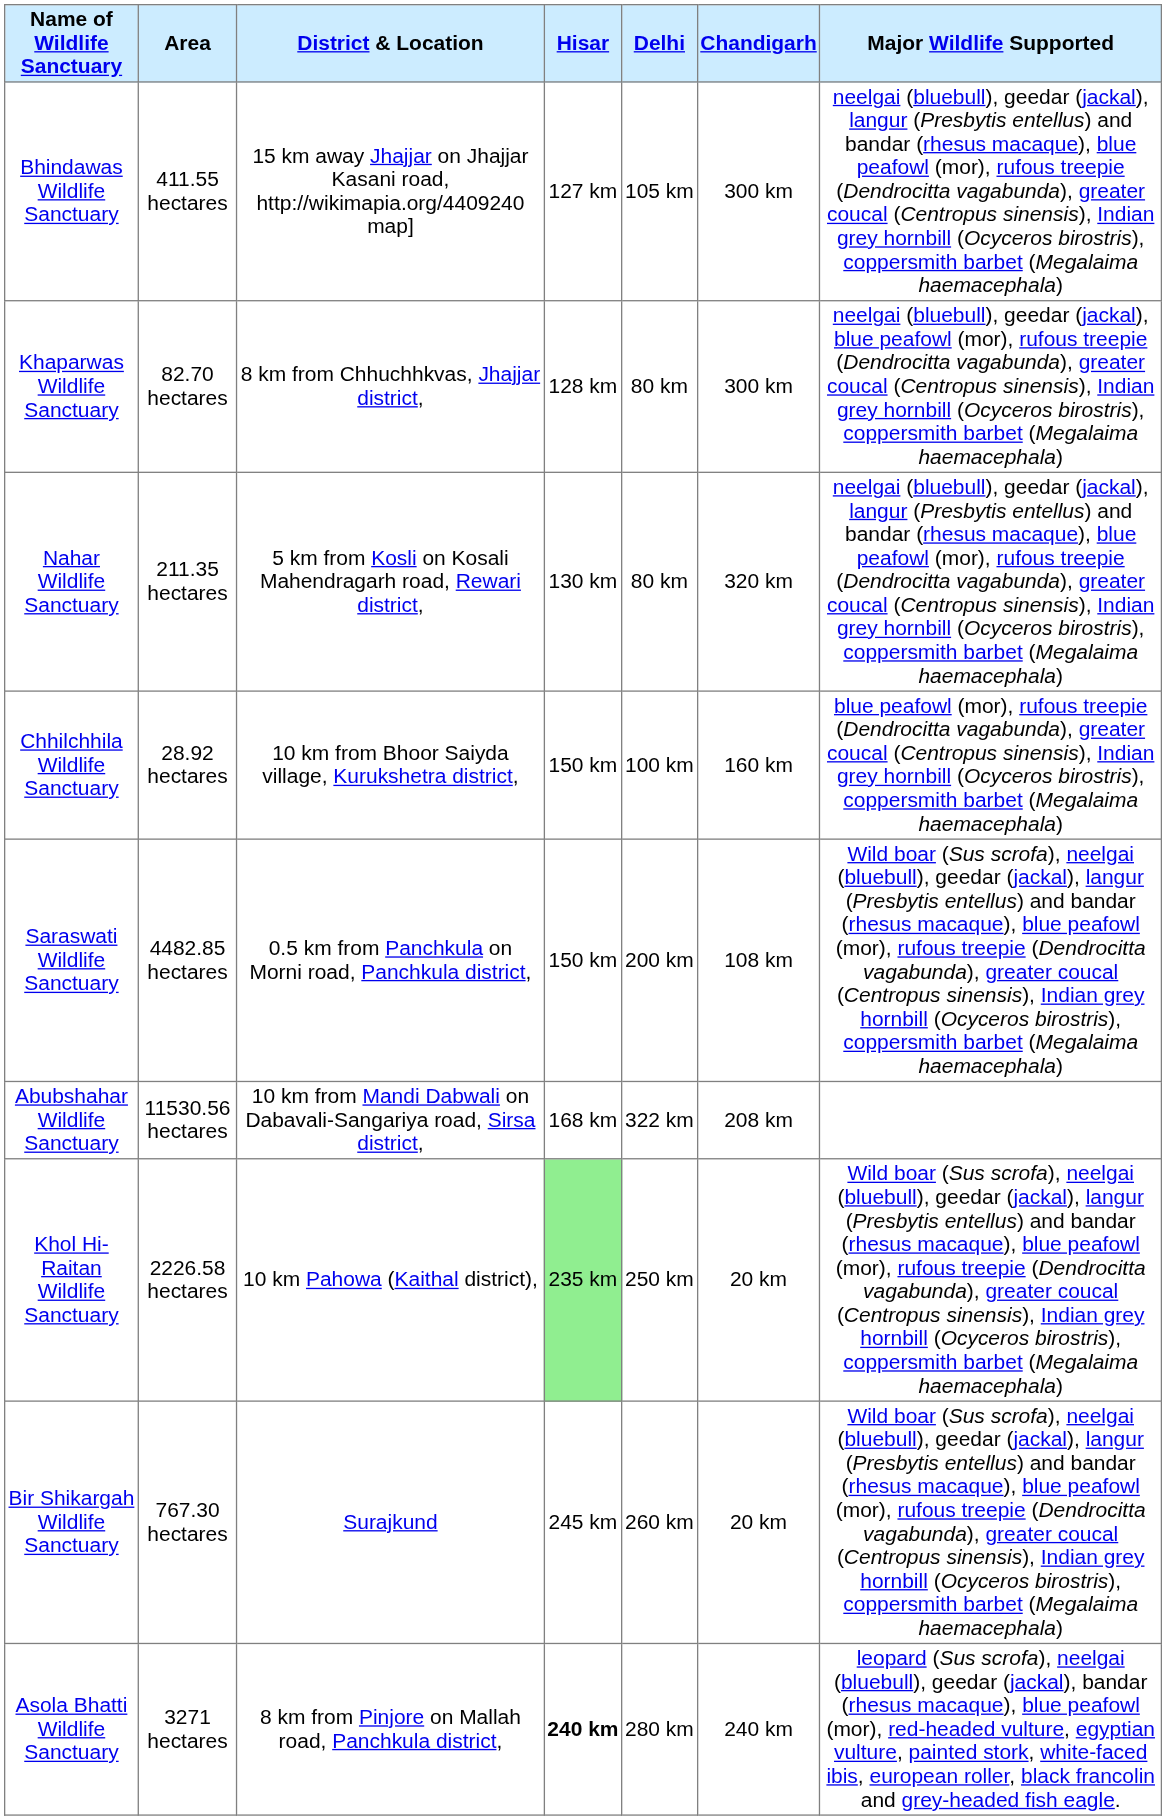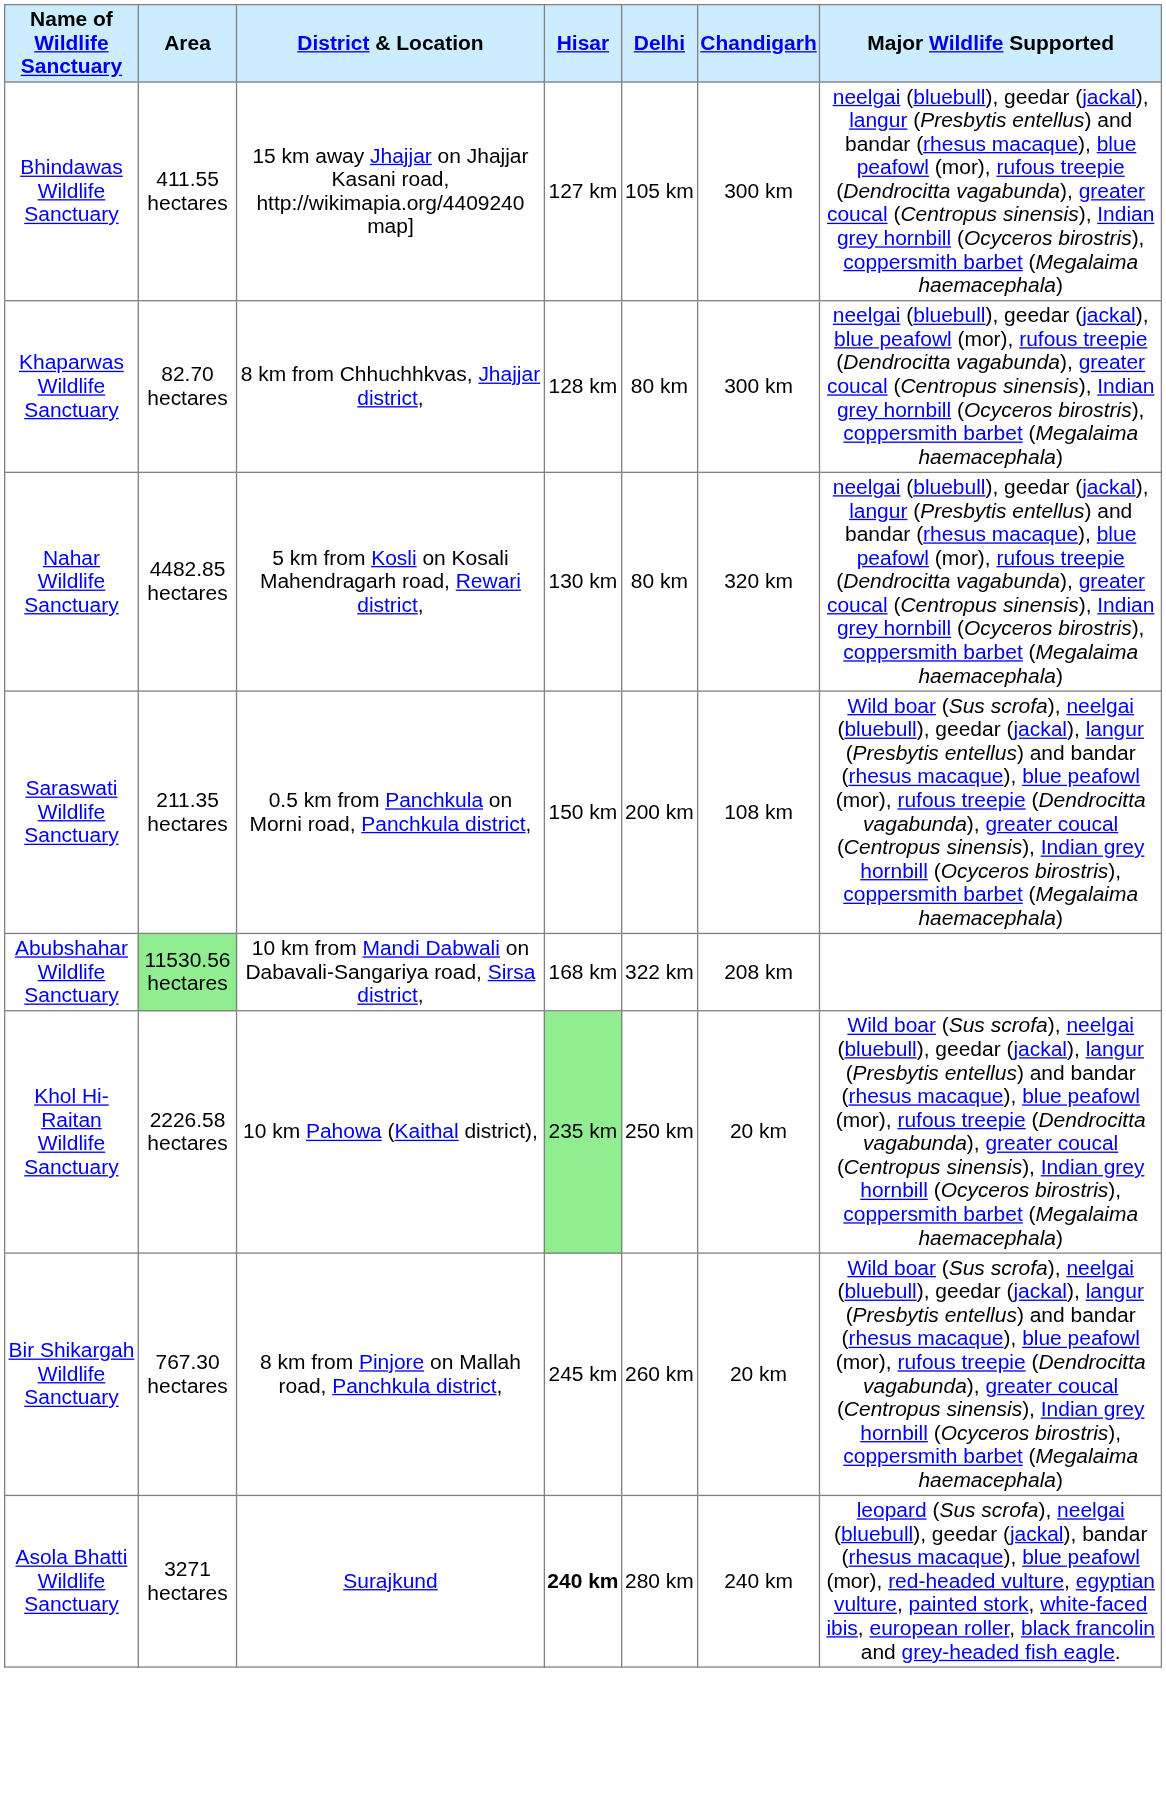(188, 581) 211.35 hectares -> (188, 581) 4482.85 hectares
- row: (71, 764)
(188, 960) 4482.85 hectares -> (188, 812) 211.35 hectares
(188, 1119) no background -> (188, 971) lightgreen background
(390, 1522) Surajkund -> (390, 1374) 8 km from Pinjore on Mallah road, Panchkula district,
(390, 1729) 8 km from Pinjore on Mallah road, Panchkula district, -> (390, 1581) Surajkund
